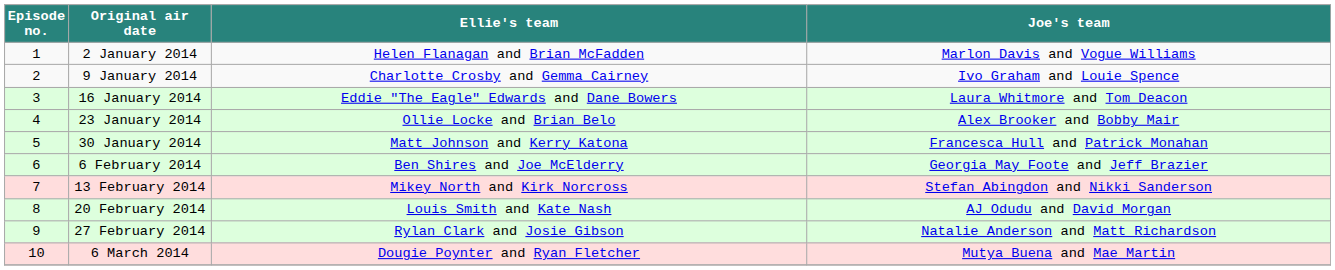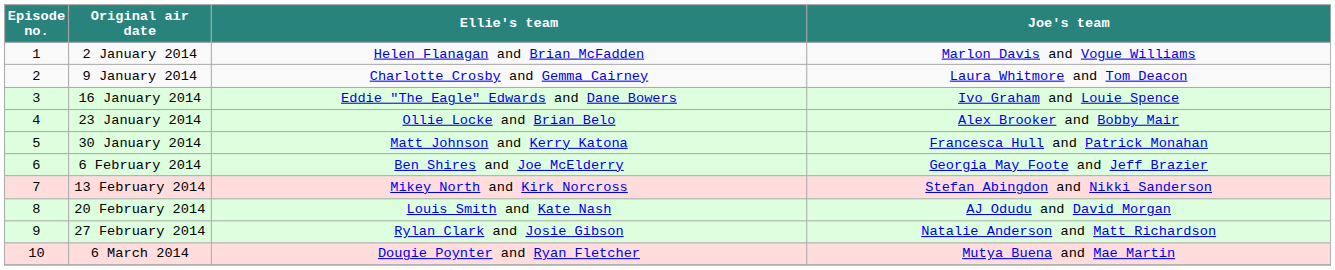(1069, 76) Ivo Graham and Louie Spence -> (1069, 76) Laura Whitmore and Tom Deacon
(1069, 98) Laura Whitmore and Tom Deacon -> (1069, 98) Ivo Graham and Louie Spence
